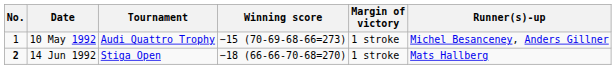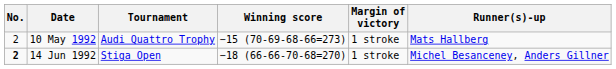(16, 40) 1 -> (16, 40) 2
(509, 40) Michel Besanceney, Anders Gillner -> (449, 40) Mats Hallberg
(449, 56) Mats Hallberg -> (509, 56) Michel Besanceney, Anders Gillner
